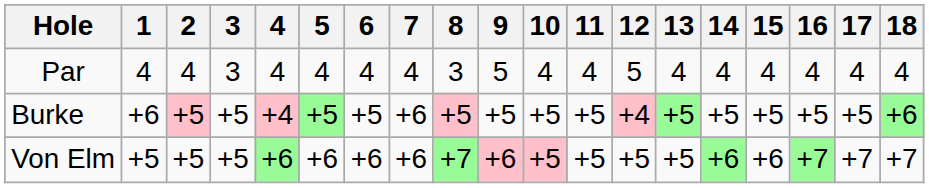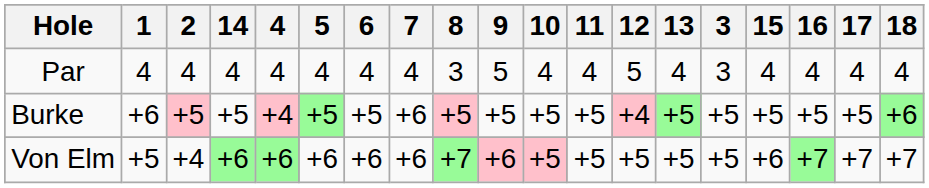columns swapped: (233, 26) <-> (723, 26)
(188, 159) +5 -> (188, 159) +4
